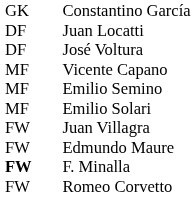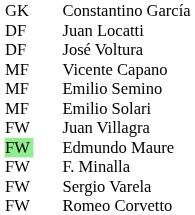(17, 147) no background -> (17, 147) lightgreen background
(18, 167) bold -> (17, 167) normal
+ row: (107, 186)
